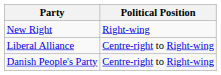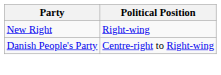- row: (40, 45)
